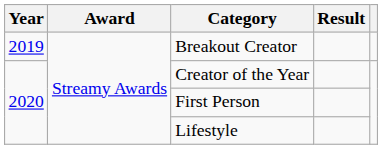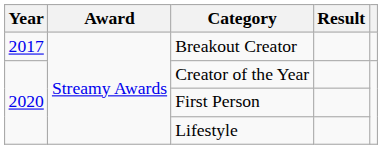(26, 46) 2019 -> (26, 46) 2017
